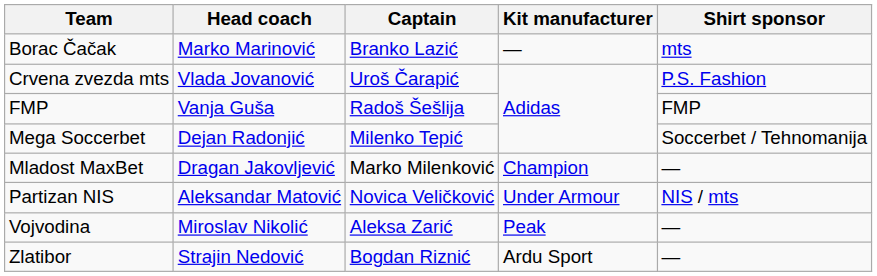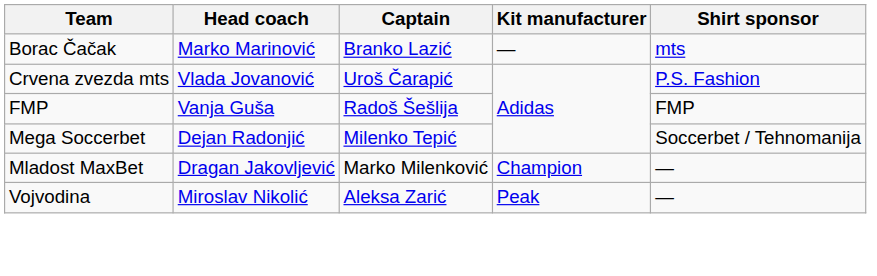- row: (61, 197)
- row: (40, 256)
